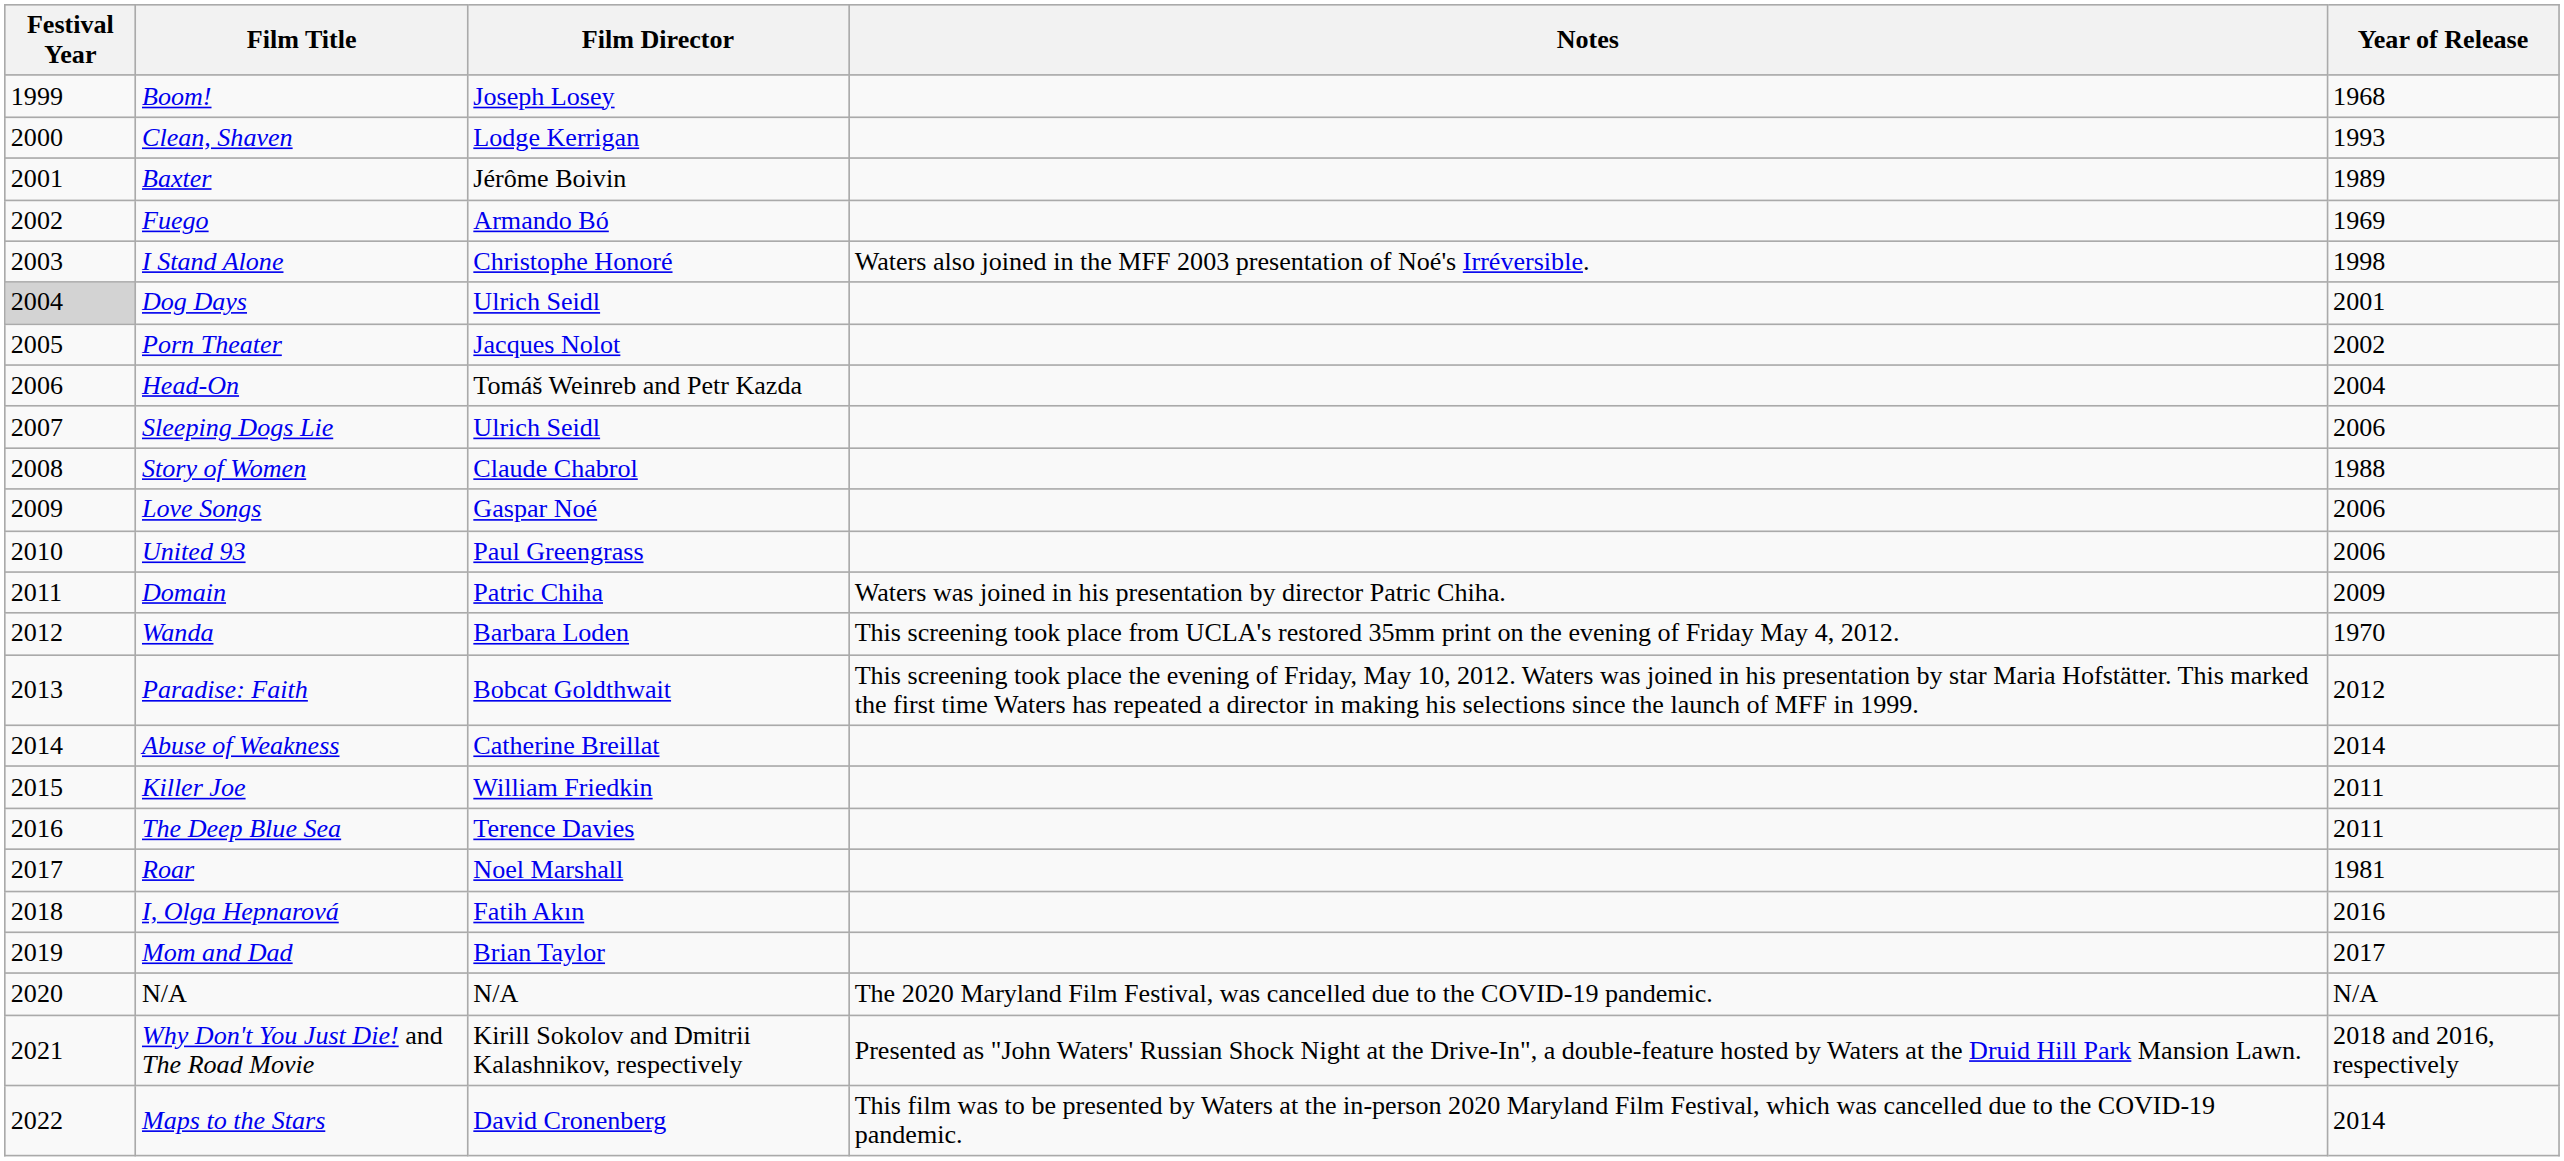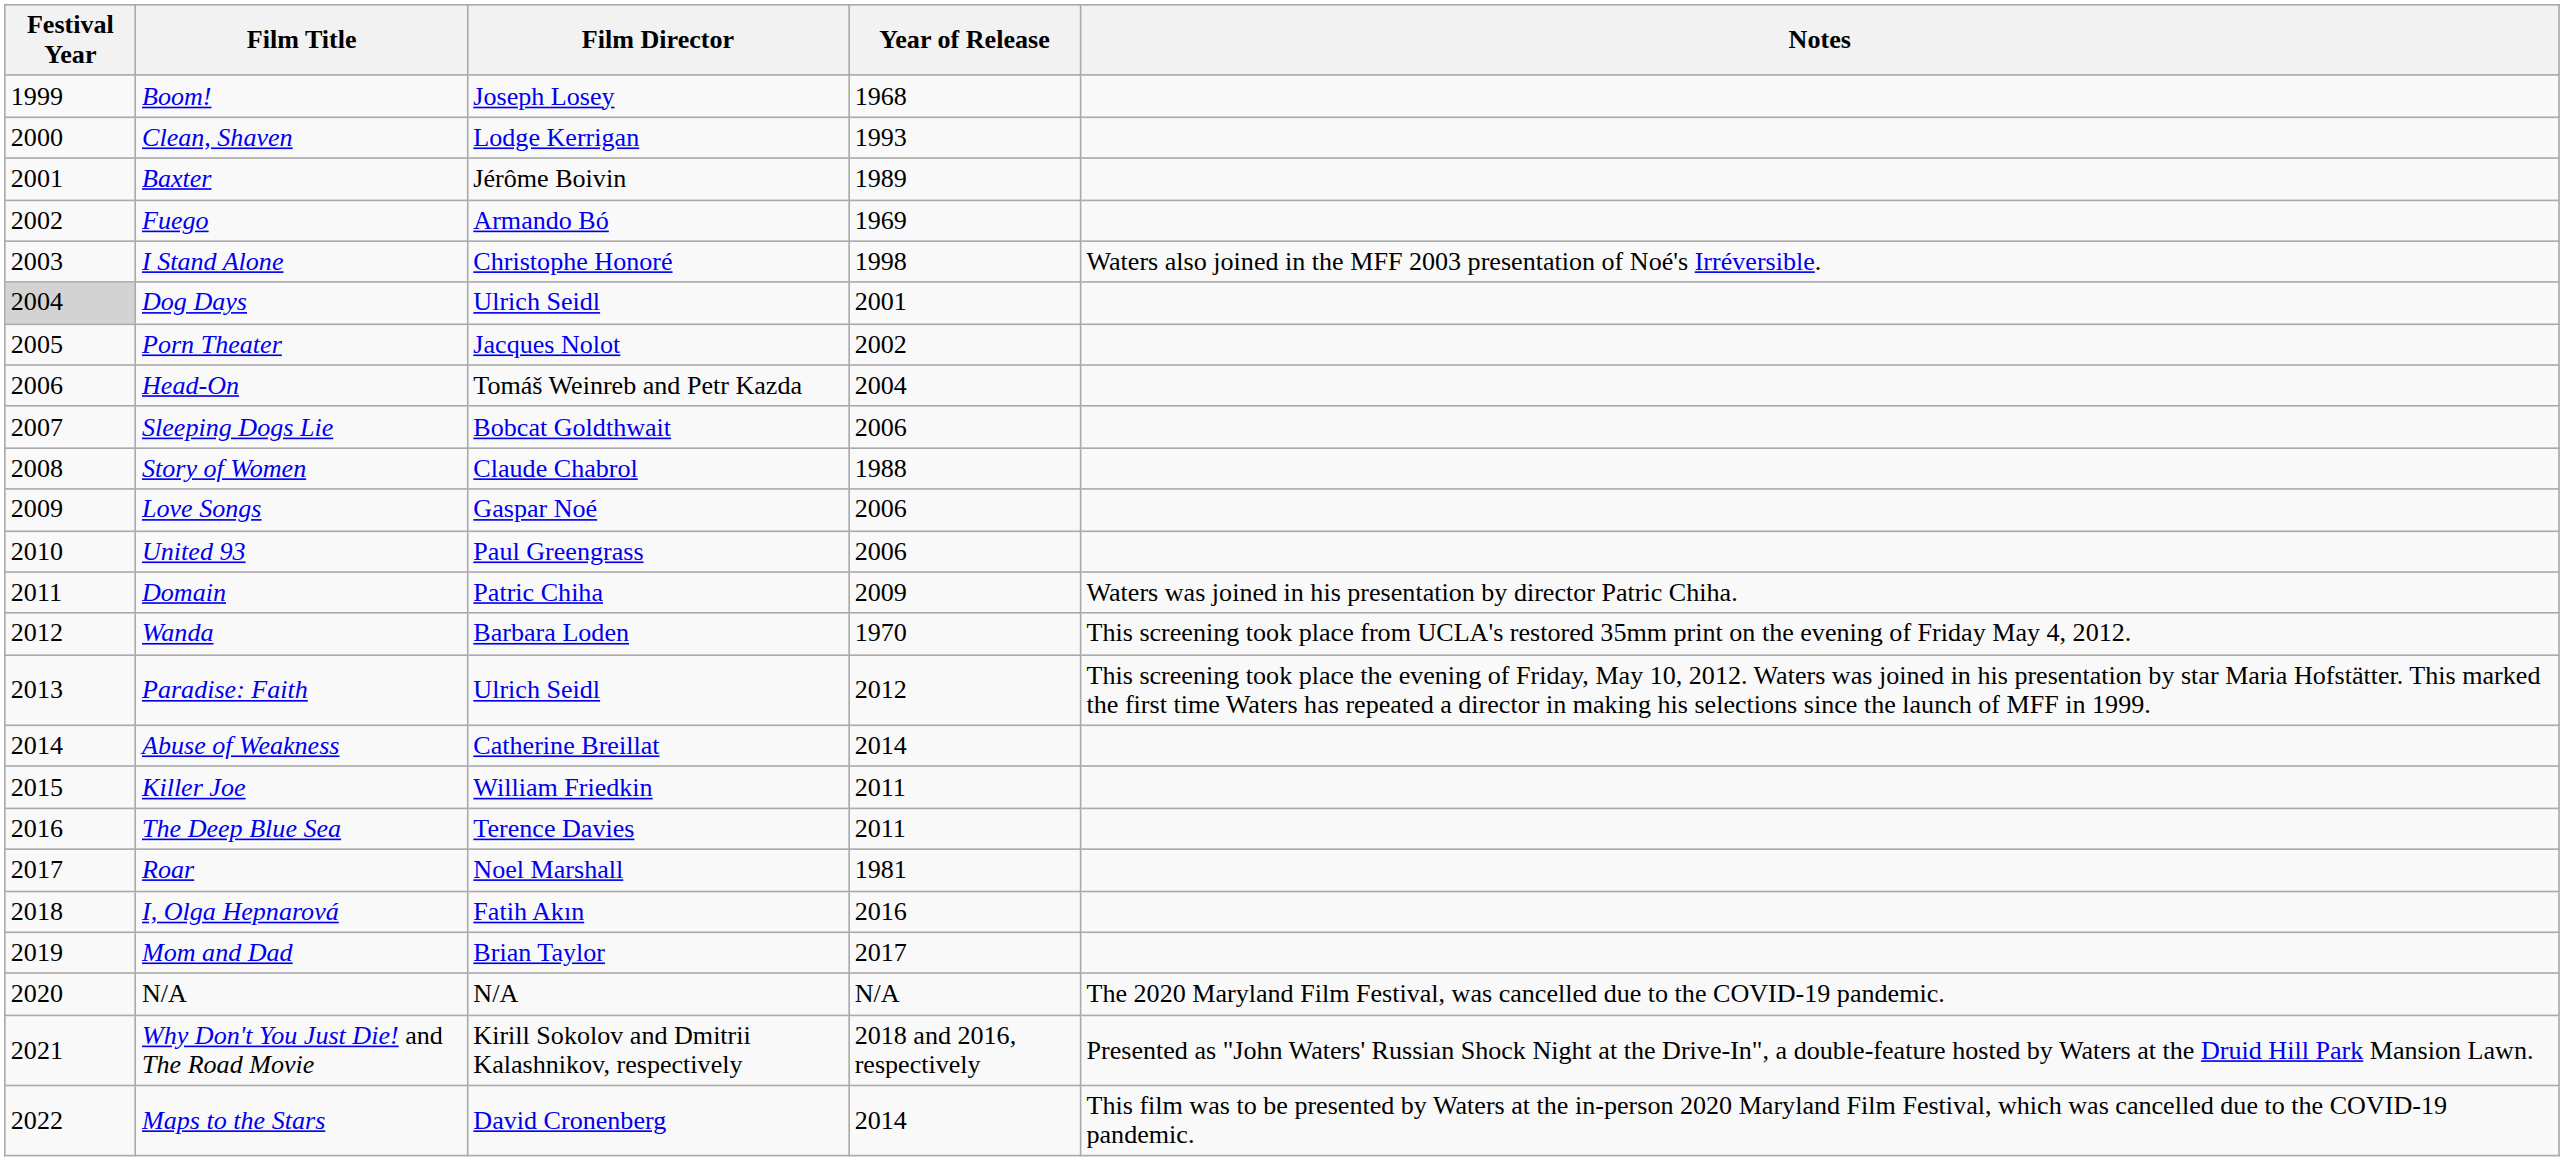columns swapped: (2443, 39) <-> (1588, 39)
(537, 426) Ulrich Seidl -> (572, 426) Bobcat Goldthwait
(572, 689) Bobcat Goldthwait -> (537, 689) Ulrich Seidl
